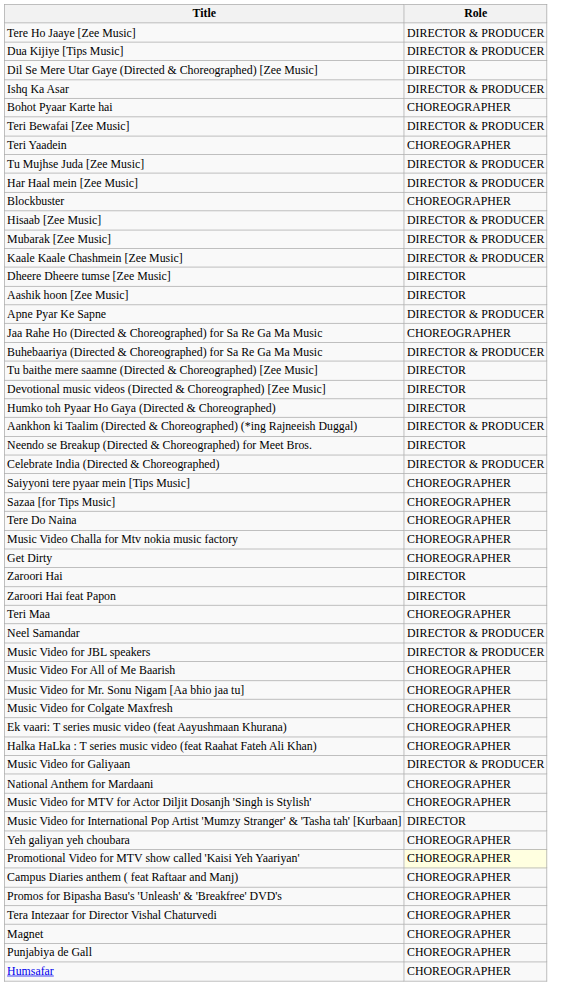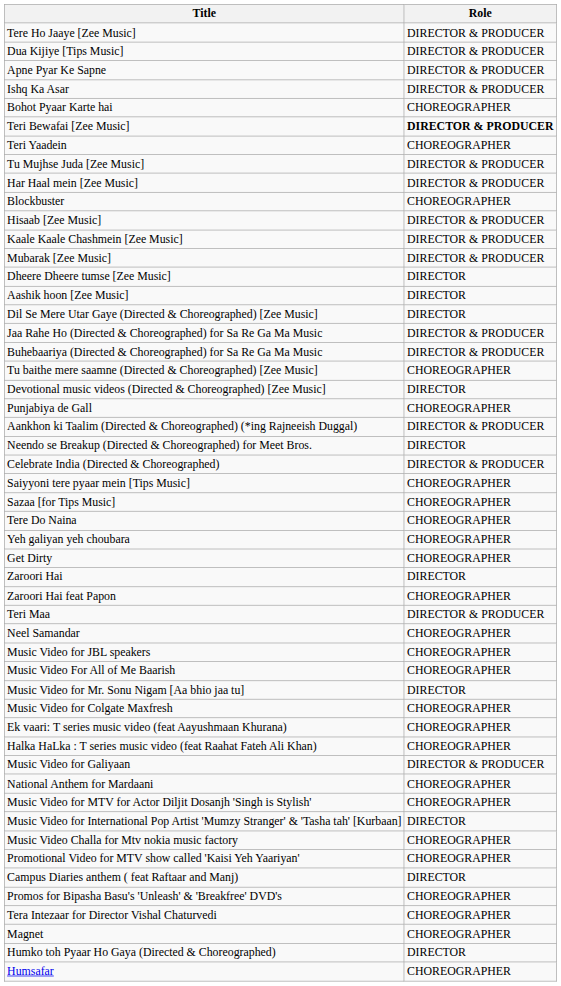rows swapped: (57, 314) <-> (162, 70)
(476, 126) normal -> (480, 126) bold
rows swapped: (95, 257) <-> (59, 239)
(459, 333) CHOREOGRAPHER -> (476, 333) DIRECTOR & PRODUCER
(437, 370) DIRECTOR -> (459, 370) CHOREOGRAPHER
rows swapped: (141, 408) <-> (50, 952)
rows swapped: (68, 840) <-> (123, 539)
(437, 595) DIRECTOR -> (459, 595) CHOREOGRAPHER
(459, 614) CHOREOGRAPHER -> (476, 614) DIRECTOR & PRODUCER
(476, 633) DIRECTOR & PRODUCER -> (459, 633) CHOREOGRAPHER
(476, 652) DIRECTOR & PRODUCER -> (459, 652) CHOREOGRAPHER
(459, 689) CHOREOGRAPHER -> (437, 689) DIRECTOR
(459, 858) lightyellow background -> (459, 858) no background
(459, 877) CHOREOGRAPHER -> (437, 877) DIRECTOR
